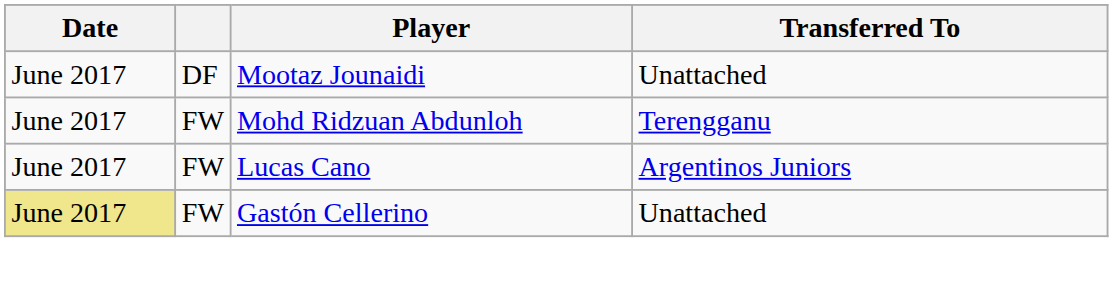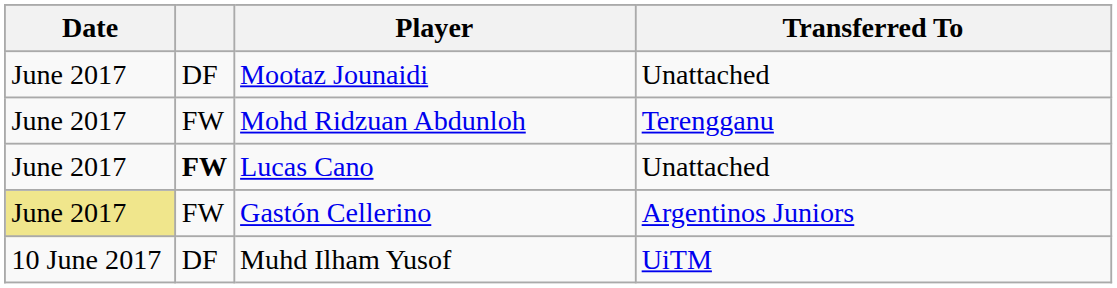(203, 166) normal -> (204, 166) bold
(745, 166) Argentinos Juniors -> (706, 166) Unattached
(703, 213) Unattached -> (748, 213) Argentinos Juniors
+ row: (346, 259)
